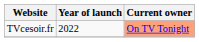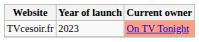(69, 28) 2022 -> (69, 28) 2023
